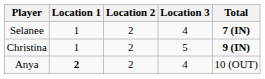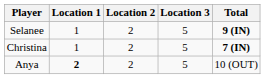(185, 30) 4 -> (185, 30) 5
(236, 30) 7 (IN) -> (236, 30) 9 (IN)
(236, 47) 9 (IN) -> (236, 47) 7 (IN)
(185, 64) 4 -> (185, 64) 5
